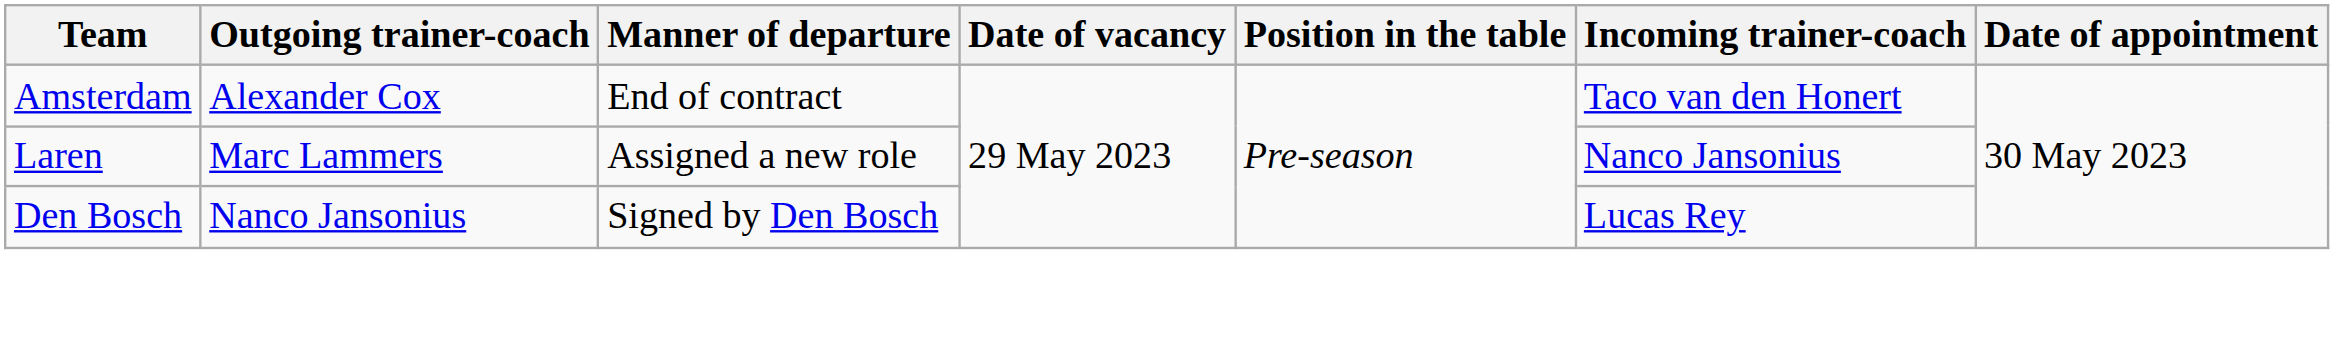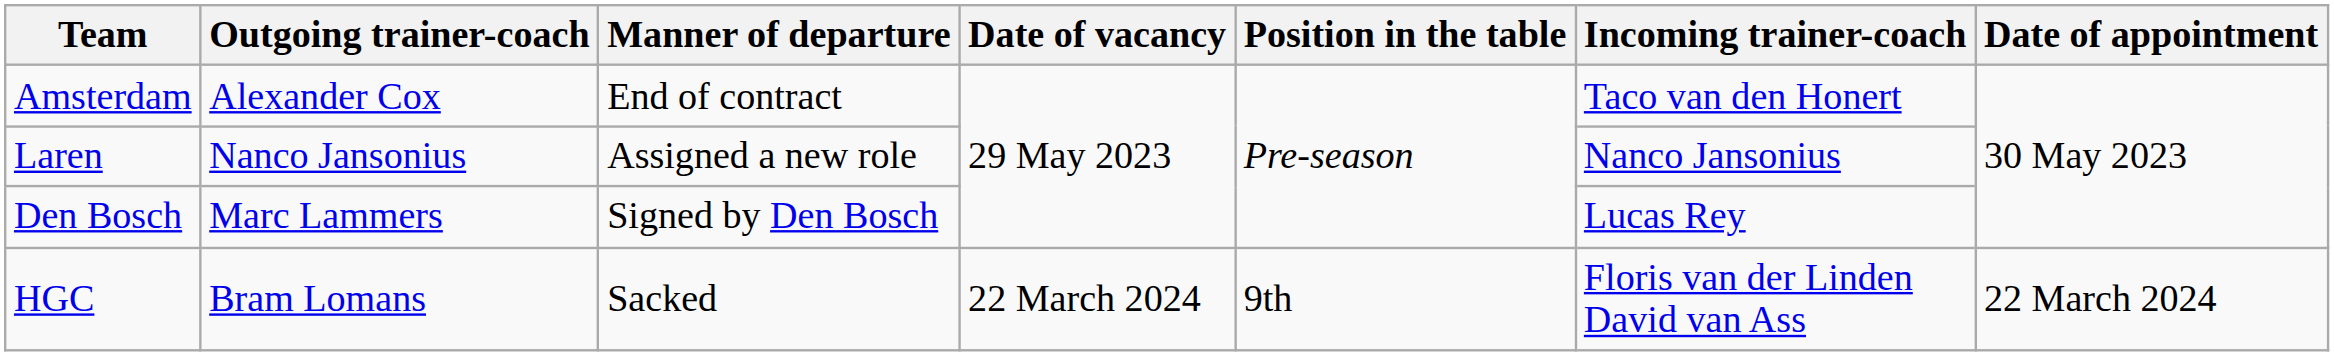(326, 155) Marc Lammers -> (338, 155) Nanco Jansonius
(338, 215) Nanco Jansonius -> (326, 215) Marc Lammers
+ row: (54, 297)
